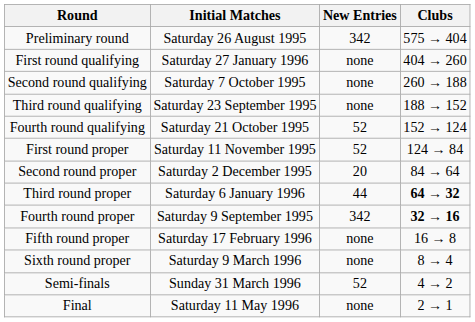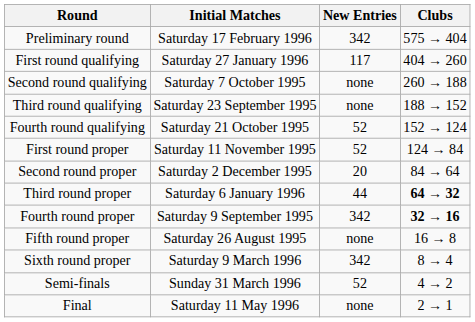(235, 37) Saturday 26 August 1995 -> (235, 37) Saturday 17 February 1996
(360, 60) none -> (360, 60) 117
(235, 238) Saturday 17 February 1996 -> (235, 238) Saturday 26 August 1995
(360, 261) none -> (360, 261) 342
